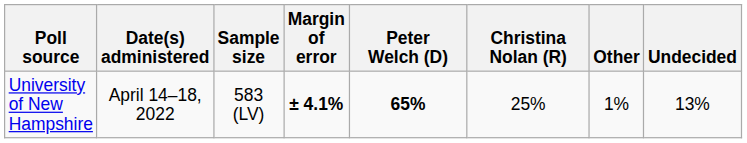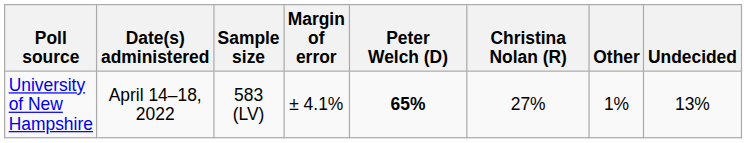(316, 104) bold -> (316, 104) normal
(528, 104) 25% -> (528, 104) 27%
